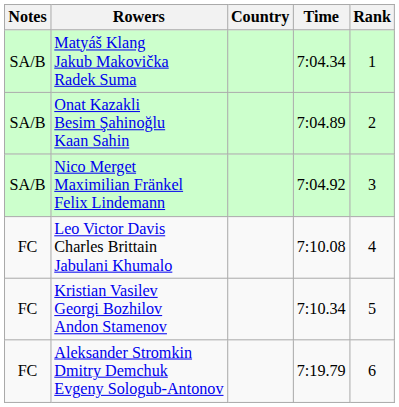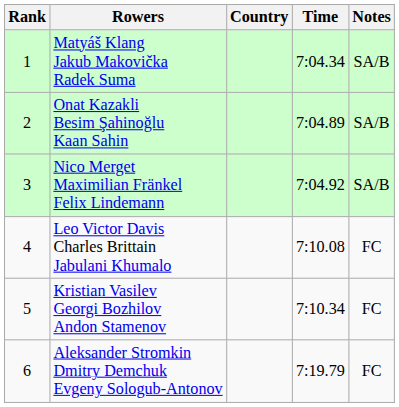columns swapped: (372, 17) <-> (28, 17)
